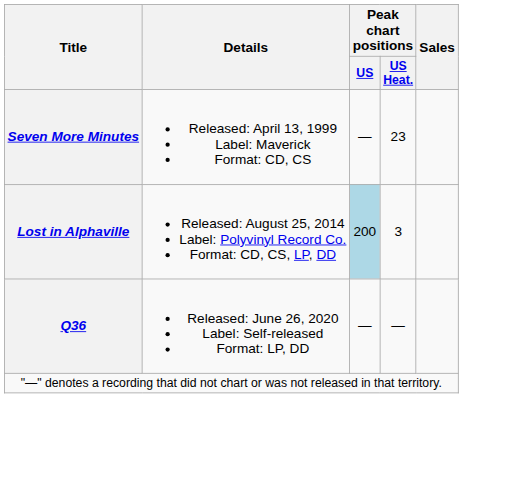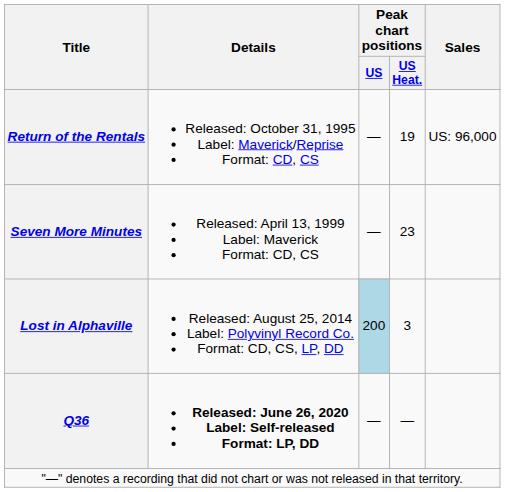+ row: (76, 136)
(246, 334) normal -> (253, 429) bold
